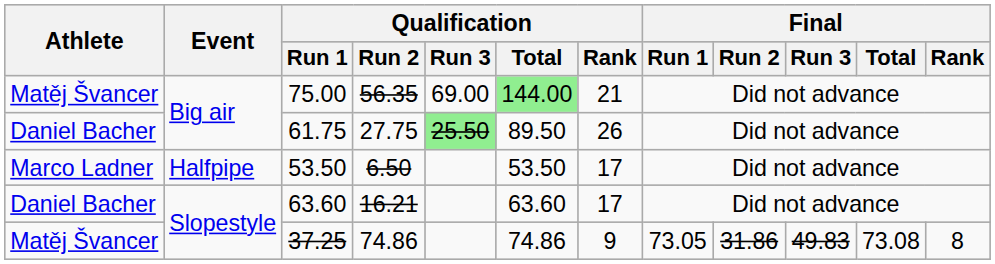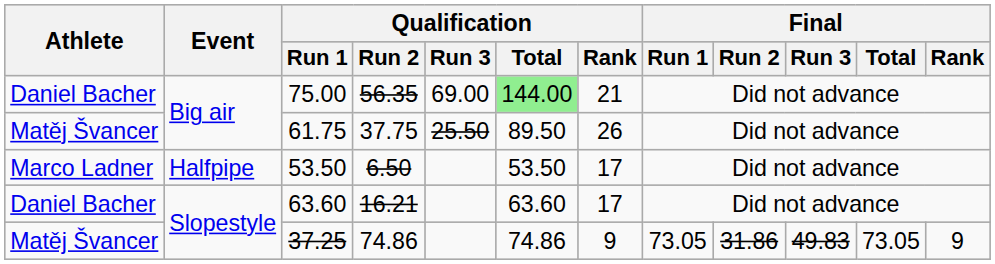(84, 95) Matěj Švancer -> (83, 95) Daniel Bacher
(83, 131) Daniel Bacher -> (84, 131) Matěj Švancer
(389, 131) 27.75 -> (389, 131) 37.75
(460, 131) lightgreen background -> (460, 131) no background
(891, 241) 73.08 -> (891, 241) 73.05
(957, 241) 8 -> (957, 241) 9
